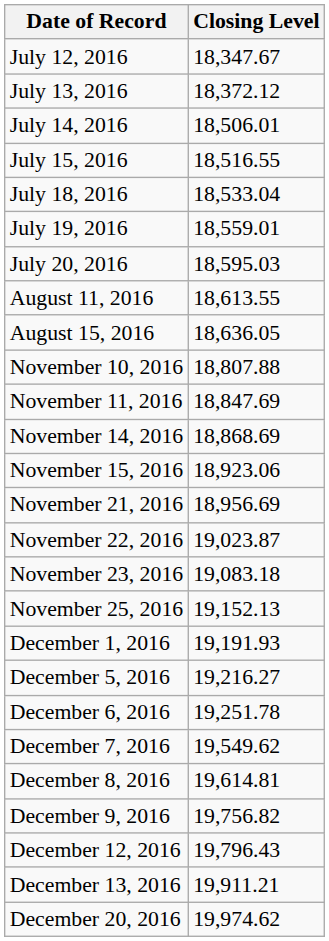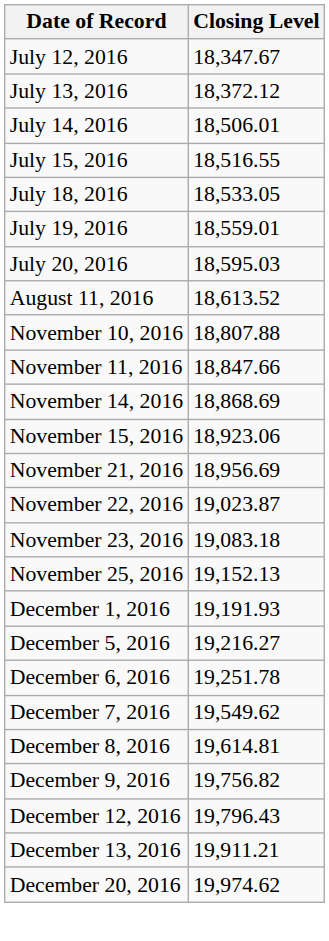(237, 194) 18,533.04 -> (237, 194) 18,533.05
(237, 297) 18,613.55 -> (237, 297) 18,613.52
- row: (82, 332)
(237, 401) 18,847.69 -> (237, 366) 18,847.66
